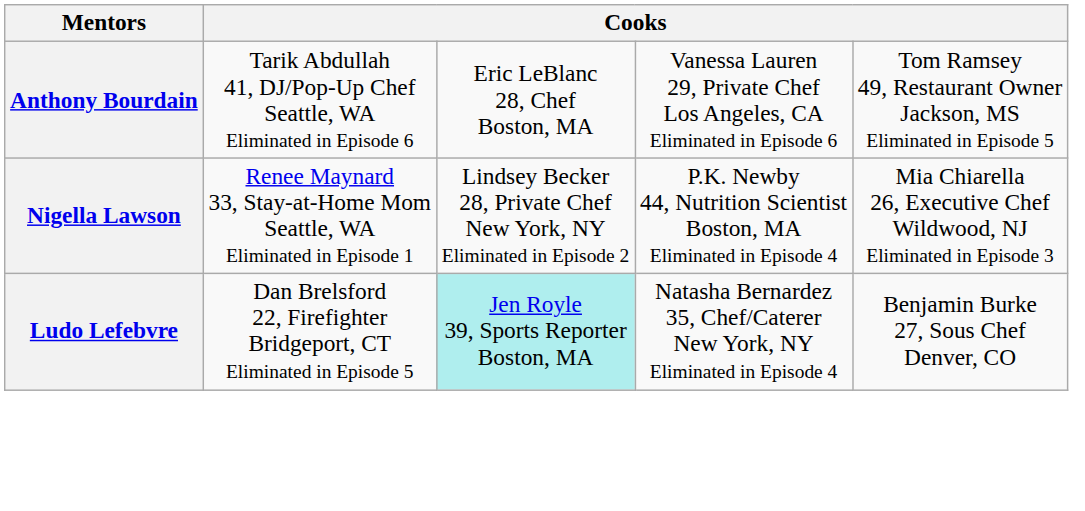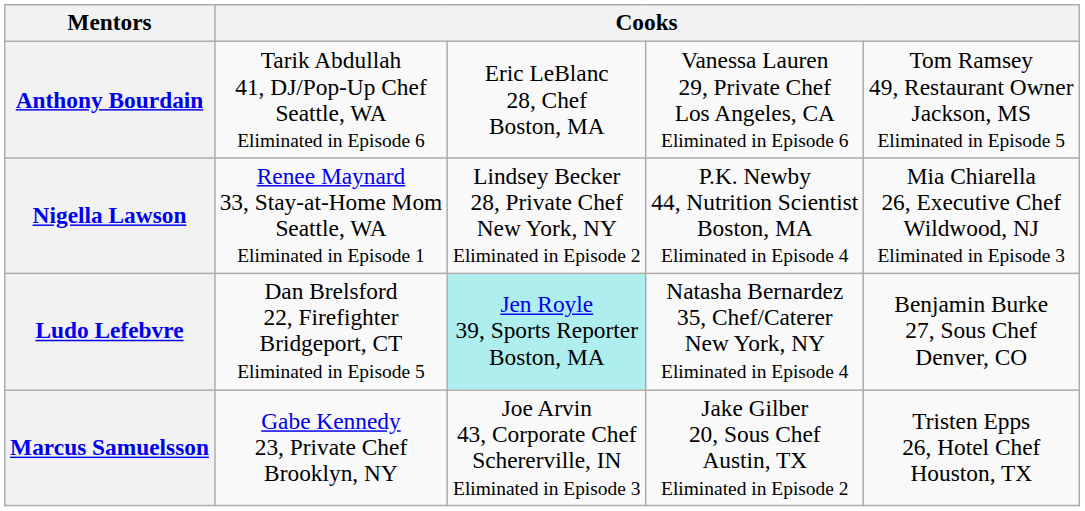+ row: (110, 447)
